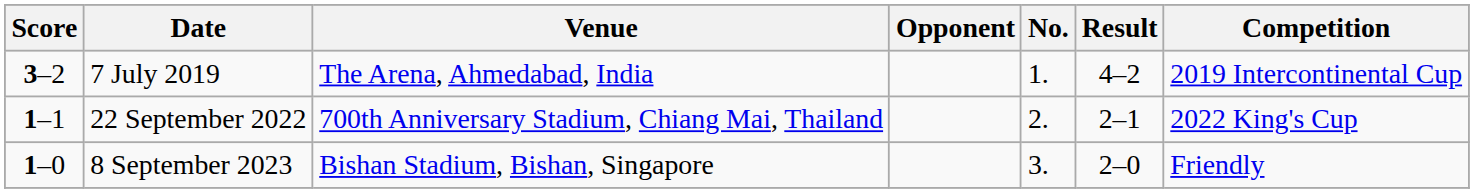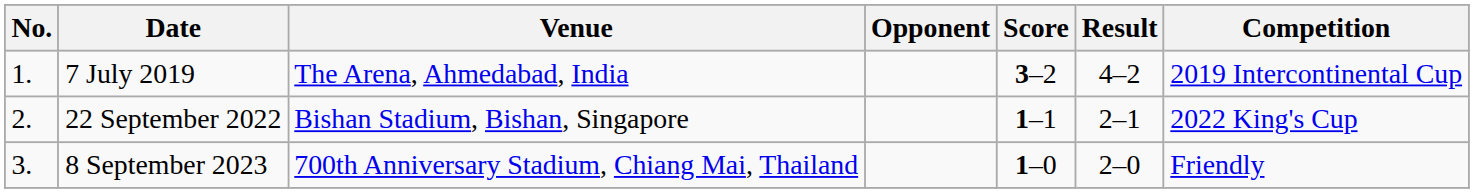columns swapped: (1048, 27) <-> (44, 27)
(601, 119) 700th Anniversary Stadium, Chiang Mai, Thailand -> (492, 119) Bishan Stadium, Bishan, Singapore
(517, 165) Bishan Stadium, Bishan, Singapore -> (576, 165) 700th Anniversary Stadium, Chiang Mai, Thailand
